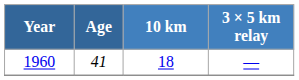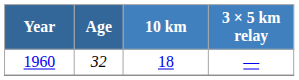(99, 62) 41 -> (99, 62) 32
